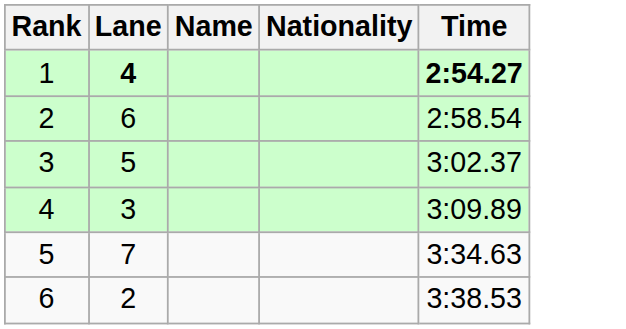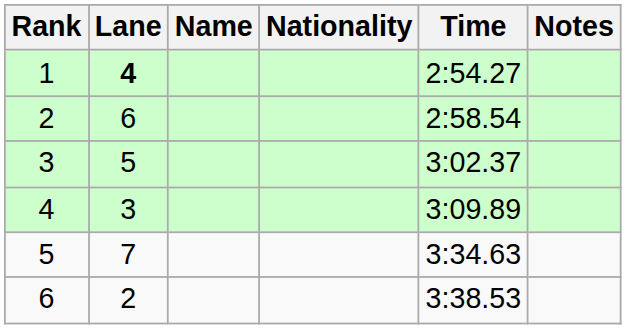+ column: (574, 27)
(474, 72) bold -> (473, 72) normal
